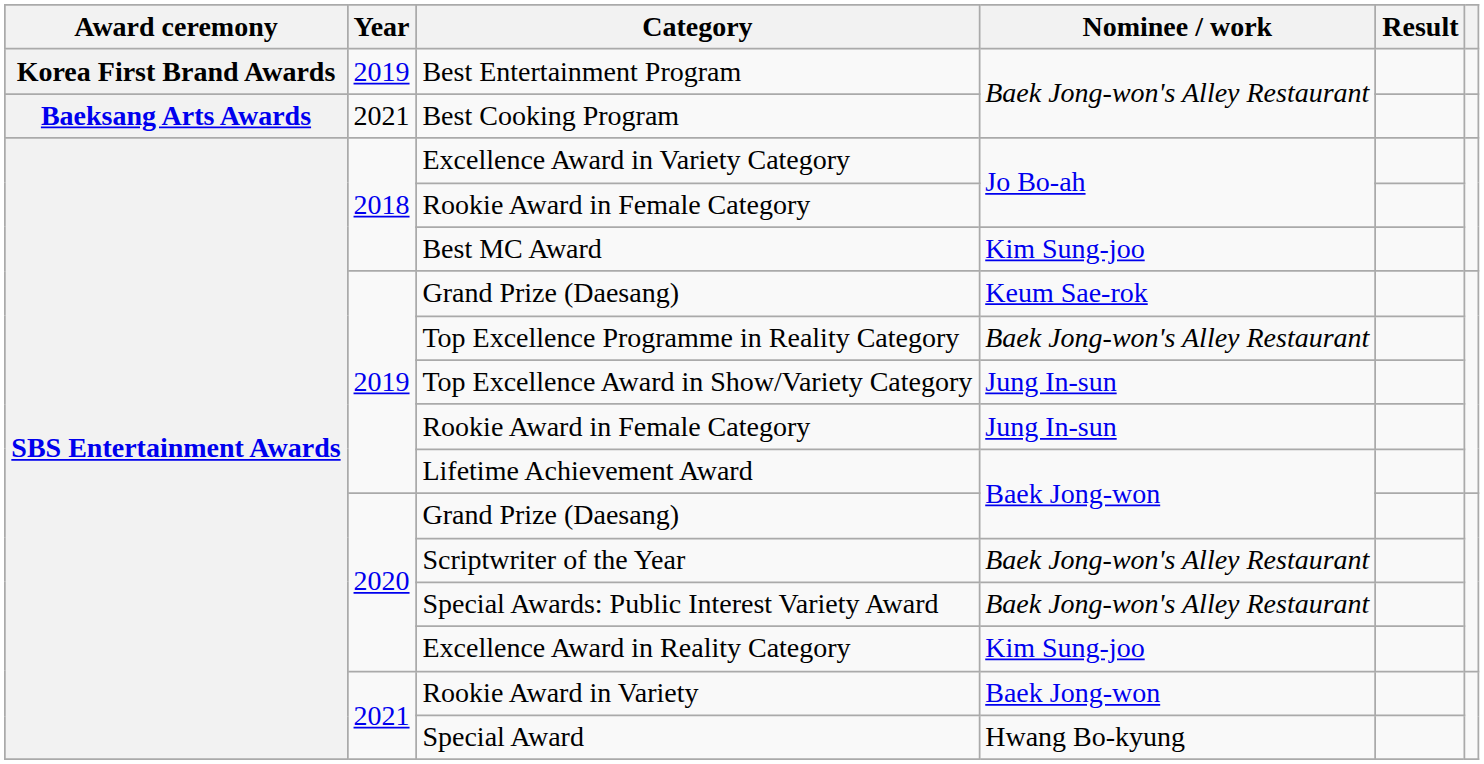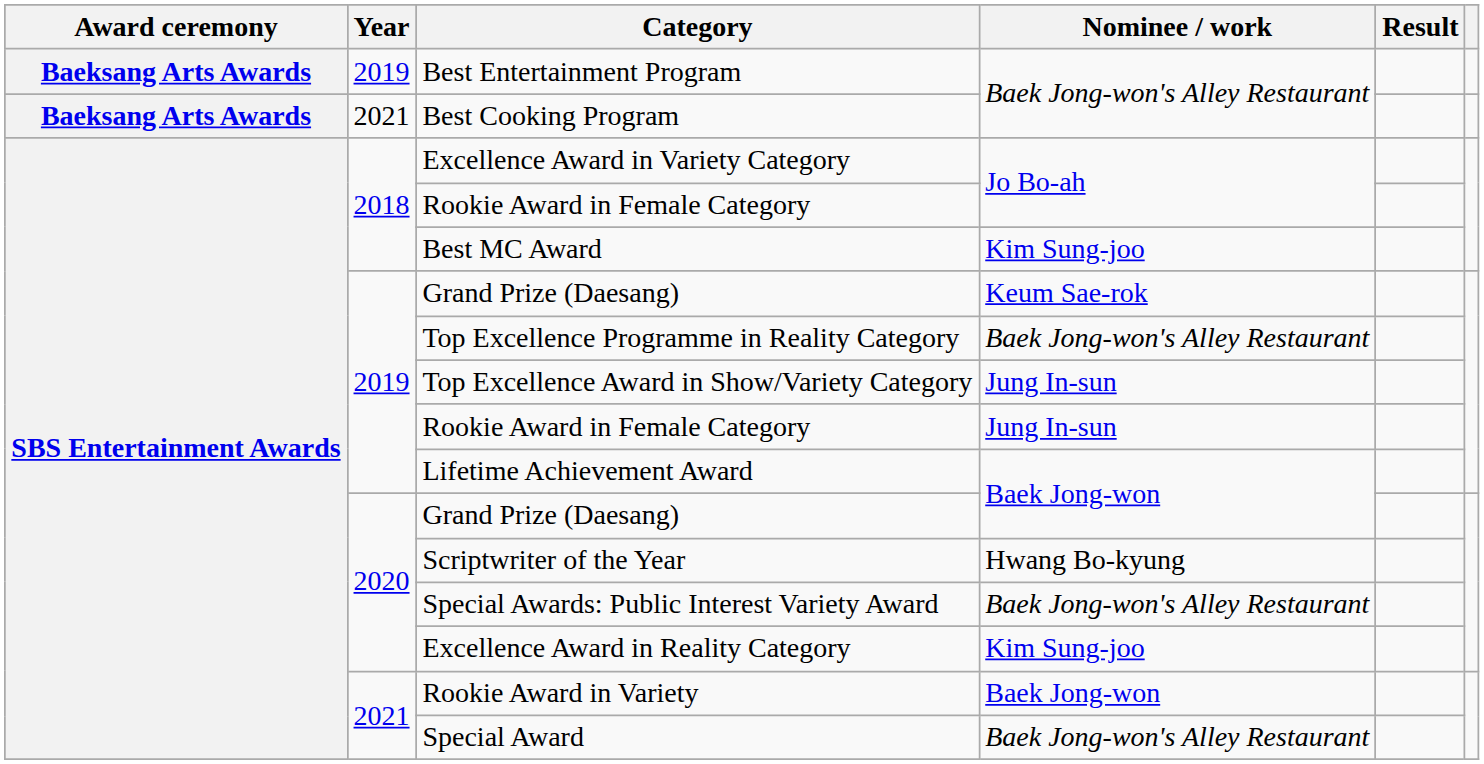(176, 71) Korea First Brand Awards -> (176, 71) Baeksang Arts Awards
(1177, 559) Baek Jong-won's Alley Restaurant -> (1085, 559) Hwang Bo-kyung
(1085, 737) Hwang Bo-kyung -> (1177, 737) Baek Jong-won's Alley Restaurant
